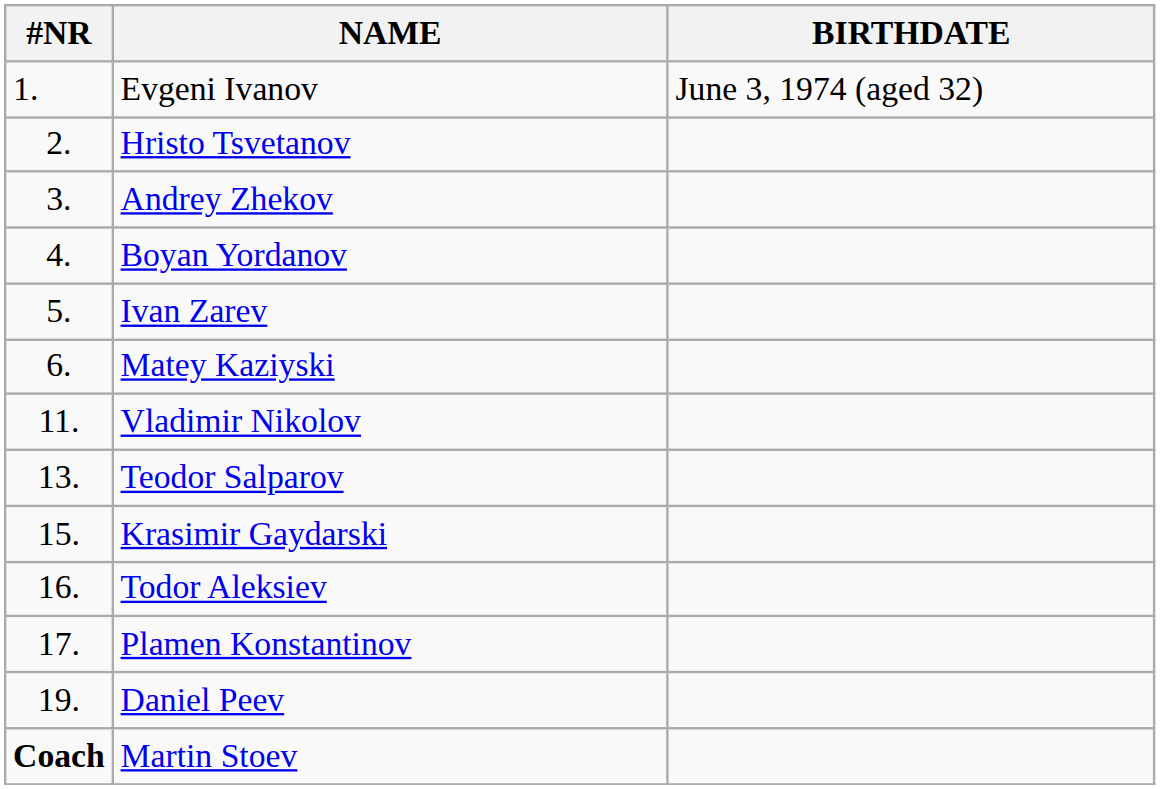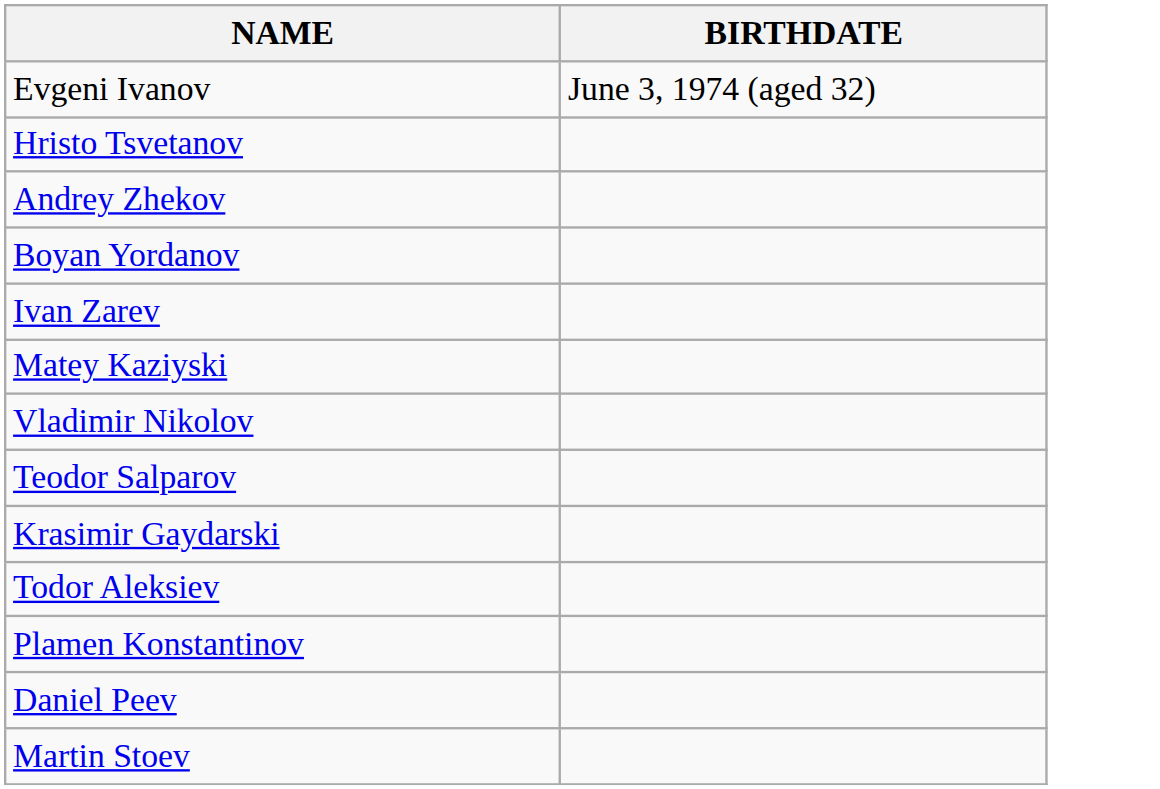- column: (59, 32)
